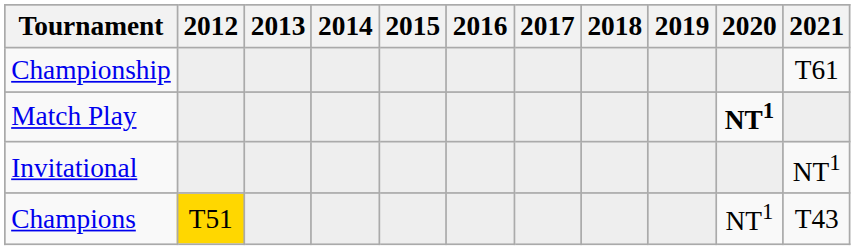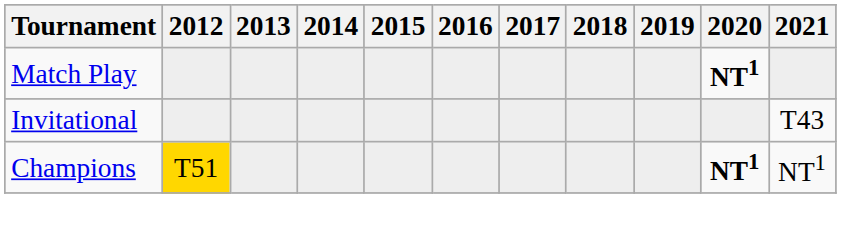- row: (91, 69)
(817, 167) NT1 -> (802, 120) T43
(749, 218) normal -> (735, 167) bold
(817, 218) T43 -> (802, 167) NT1
